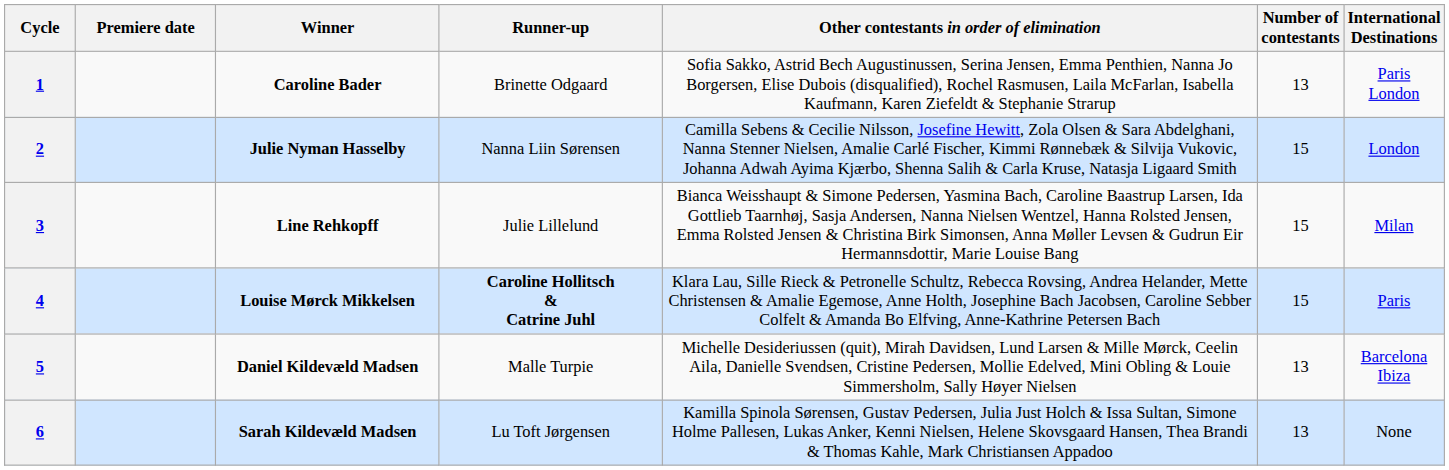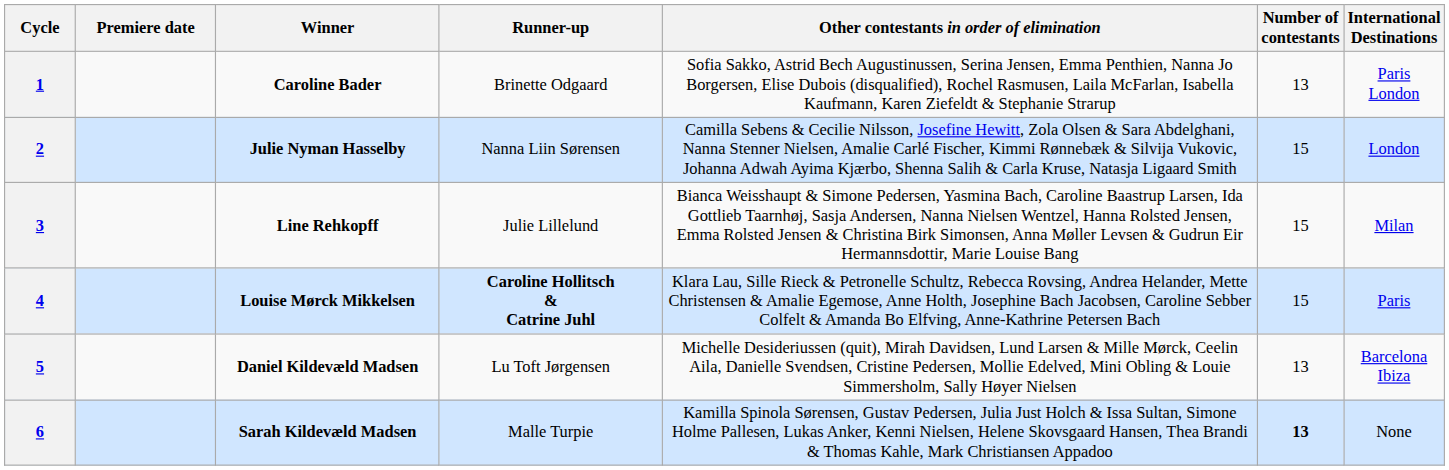(551, 366) Malle Turpie -> (551, 366) Lu Toft Jørgensen
(551, 432) Lu Toft Jørgensen -> (551, 432) Malle Turpie
(1301, 432) normal -> (1301, 432) bold
